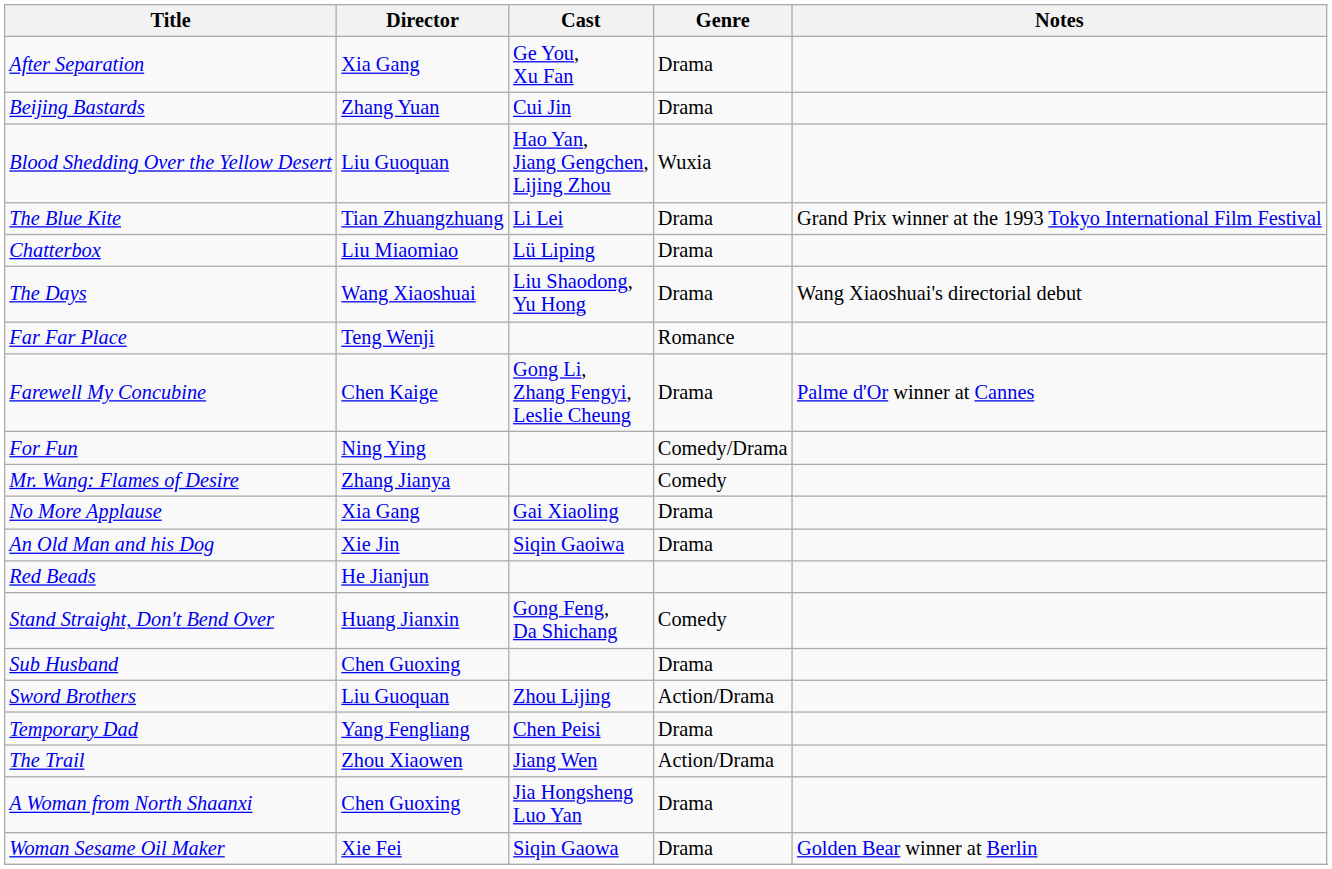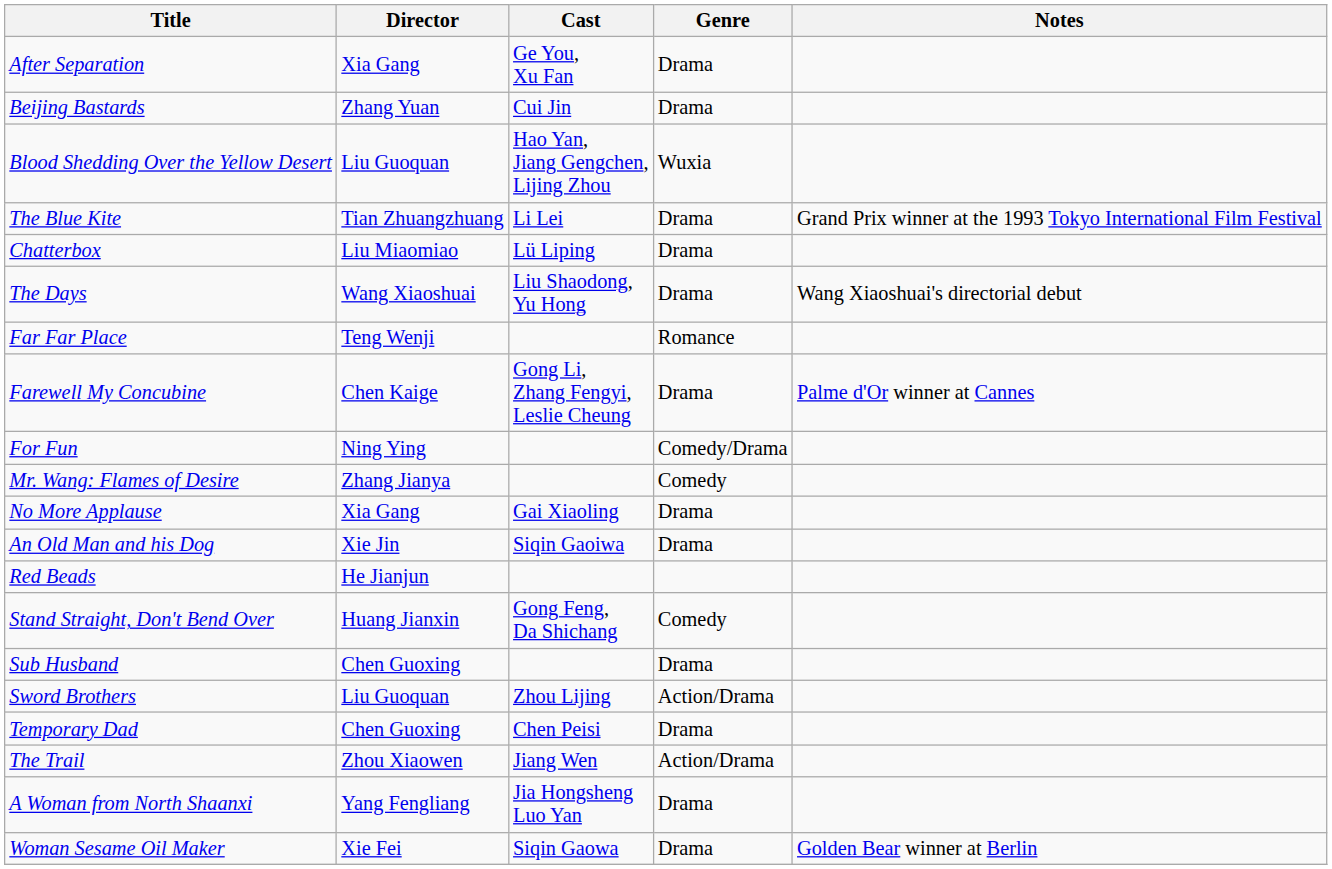(405, 728) Yang Fengliang -> (401, 728) Chen Guoxing
(401, 804) Chen Guoxing -> (405, 804) Yang Fengliang
